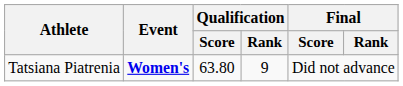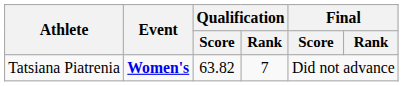(217, 68) 63.80 -> (217, 68) 63.82
(265, 68) 9 -> (265, 68) 7
